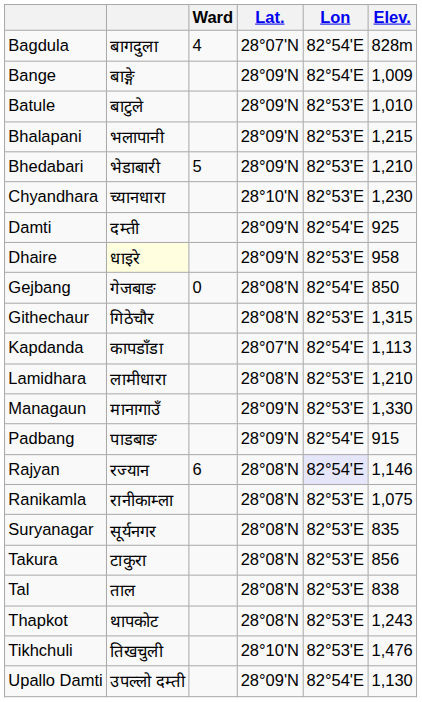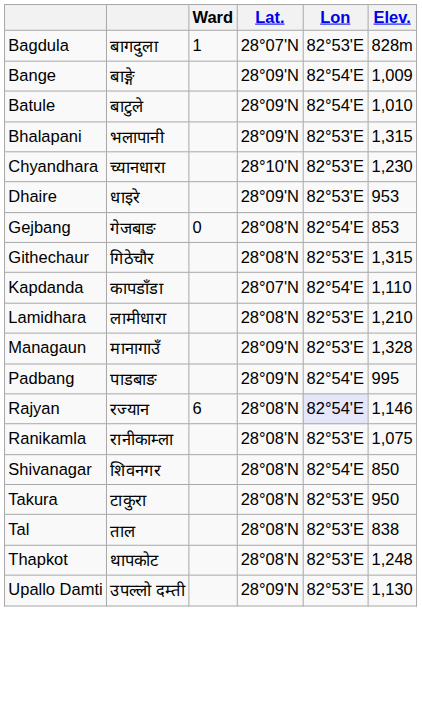(197, 45) 4 -> (197, 45) 1
(335, 45) 82°54'E -> (335, 45) 82°53'E
(335, 106) 82°53'E -> (335, 106) 82°54'E
(392, 136) 1,215 -> (392, 136) 1,315
- row: (46, 166)
- row: (30, 227)
(125, 258) lightyellow background -> (125, 198) no background
(385, 257) 958 -> (385, 197) 953
(385, 287) 850 -> (385, 227) 853
(392, 348) 1,113 -> (392, 287) 1,110
(392, 408) 1,330 -> (392, 348) 1,328
(385, 439) 915 -> (385, 378) 995
+ row: (50, 469)
- row: (51, 529)
(385, 560) 856 -> (385, 499) 950
(392, 620) 1,243 -> (392, 560) 1,248
- row: (41, 650)
(335, 681) 82°54'E -> (335, 590) 82°53'E
